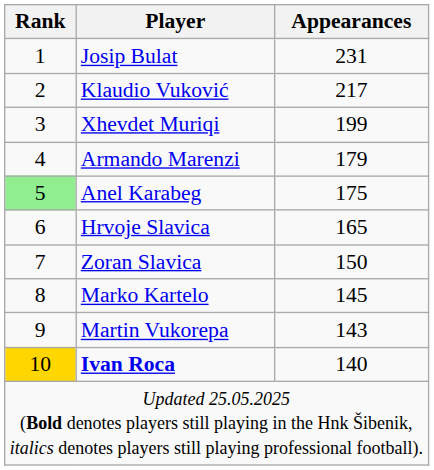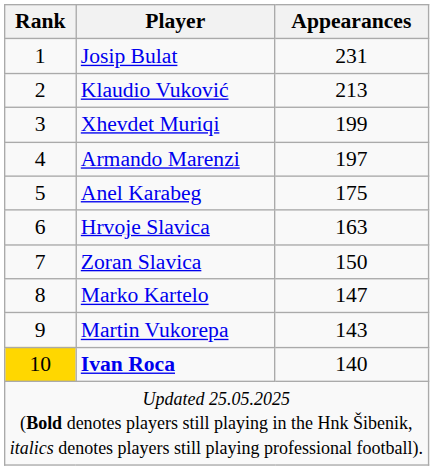(351, 90) 217 -> (351, 90) 213
(351, 158) 179 -> (351, 158) 197
(40, 192) lightgreen background -> (40, 192) no background
(351, 227) 165 -> (351, 227) 163
(351, 295) 145 -> (351, 295) 147
